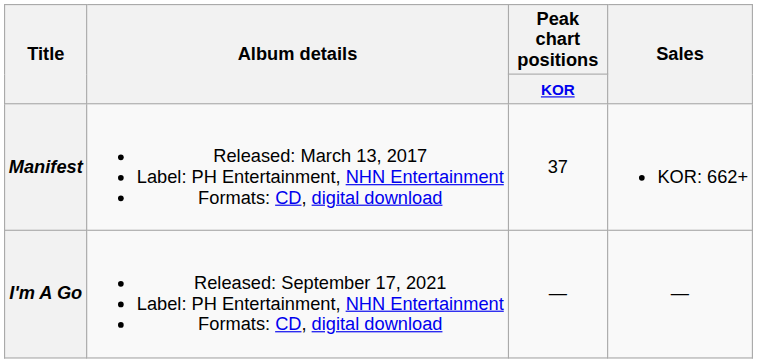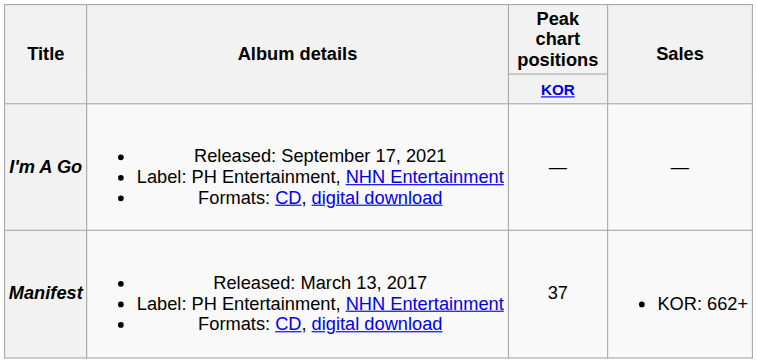rows swapped: (46, 166) <-> (46, 293)
